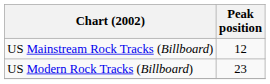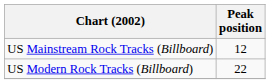(241, 68) 23 -> (241, 68) 22
